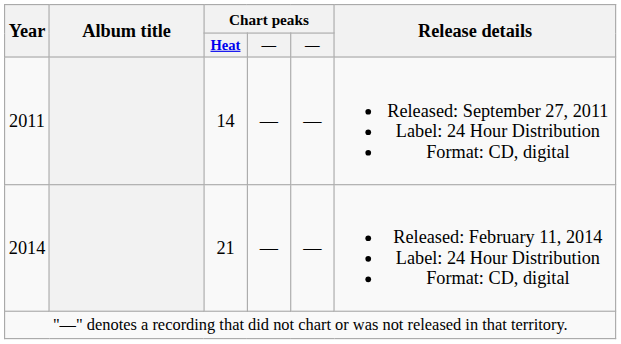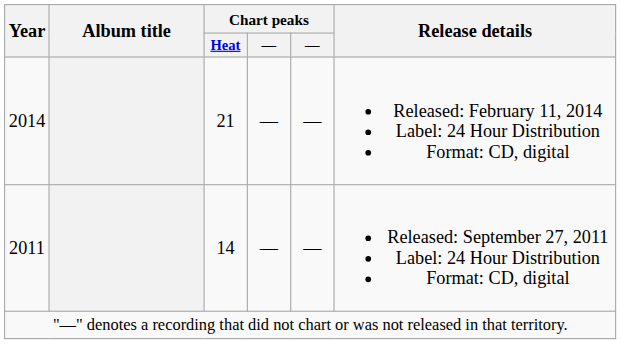rows swapped: (27, 120) <-> (27, 247)
